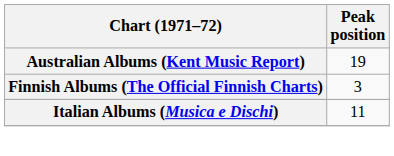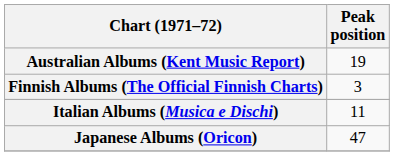+ row: (166, 138)
